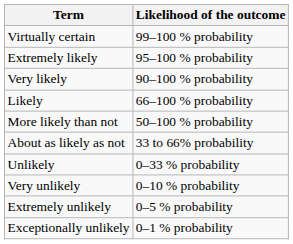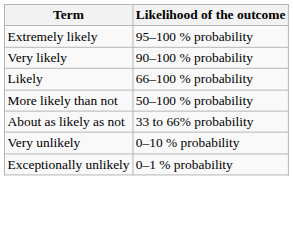- row: (51, 36)
- row: (31, 164)
- row: (59, 206)
